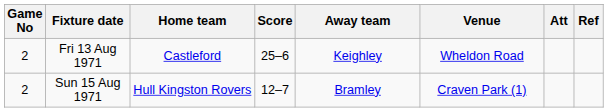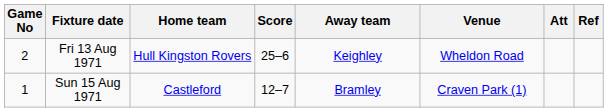(192, 55) Castleford -> (192, 55) Hull Kingston Rovers
(25, 90) 2 -> (25, 90) 1
(192, 90) Hull Kingston Rovers -> (192, 90) Castleford
